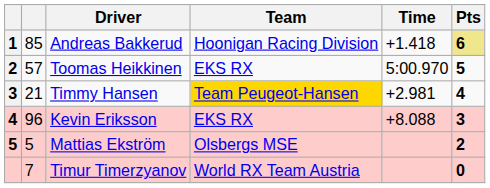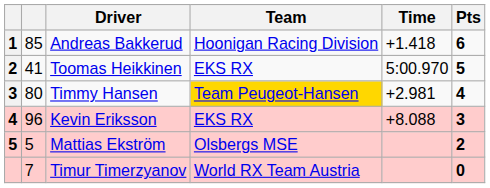(460, 43) khaki background -> (460, 43) no background
(34, 68) 57 -> (34, 68) 41
(34, 94) 21 -> (34, 94) 80
